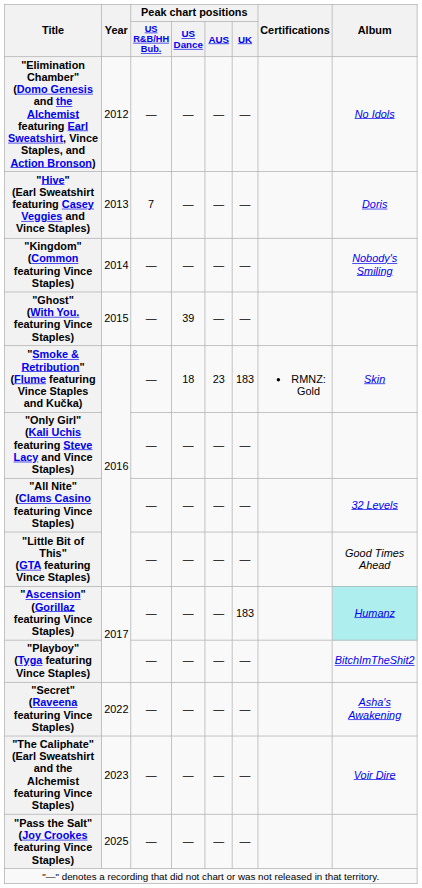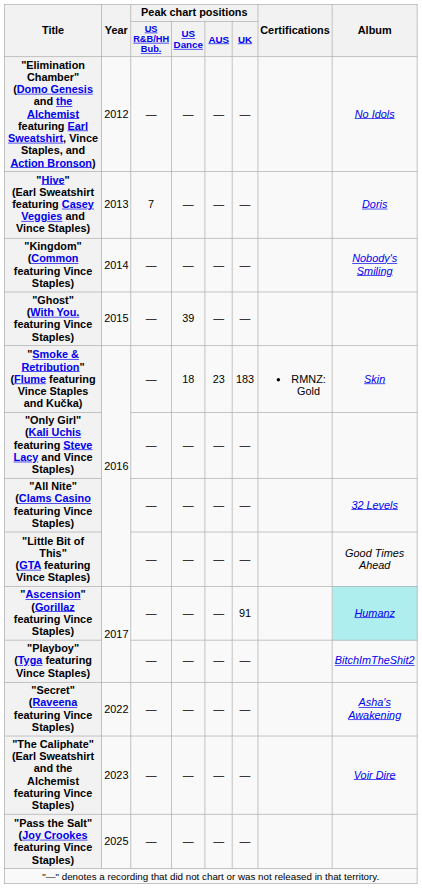(245, 613) 183 -> (245, 613) 91
